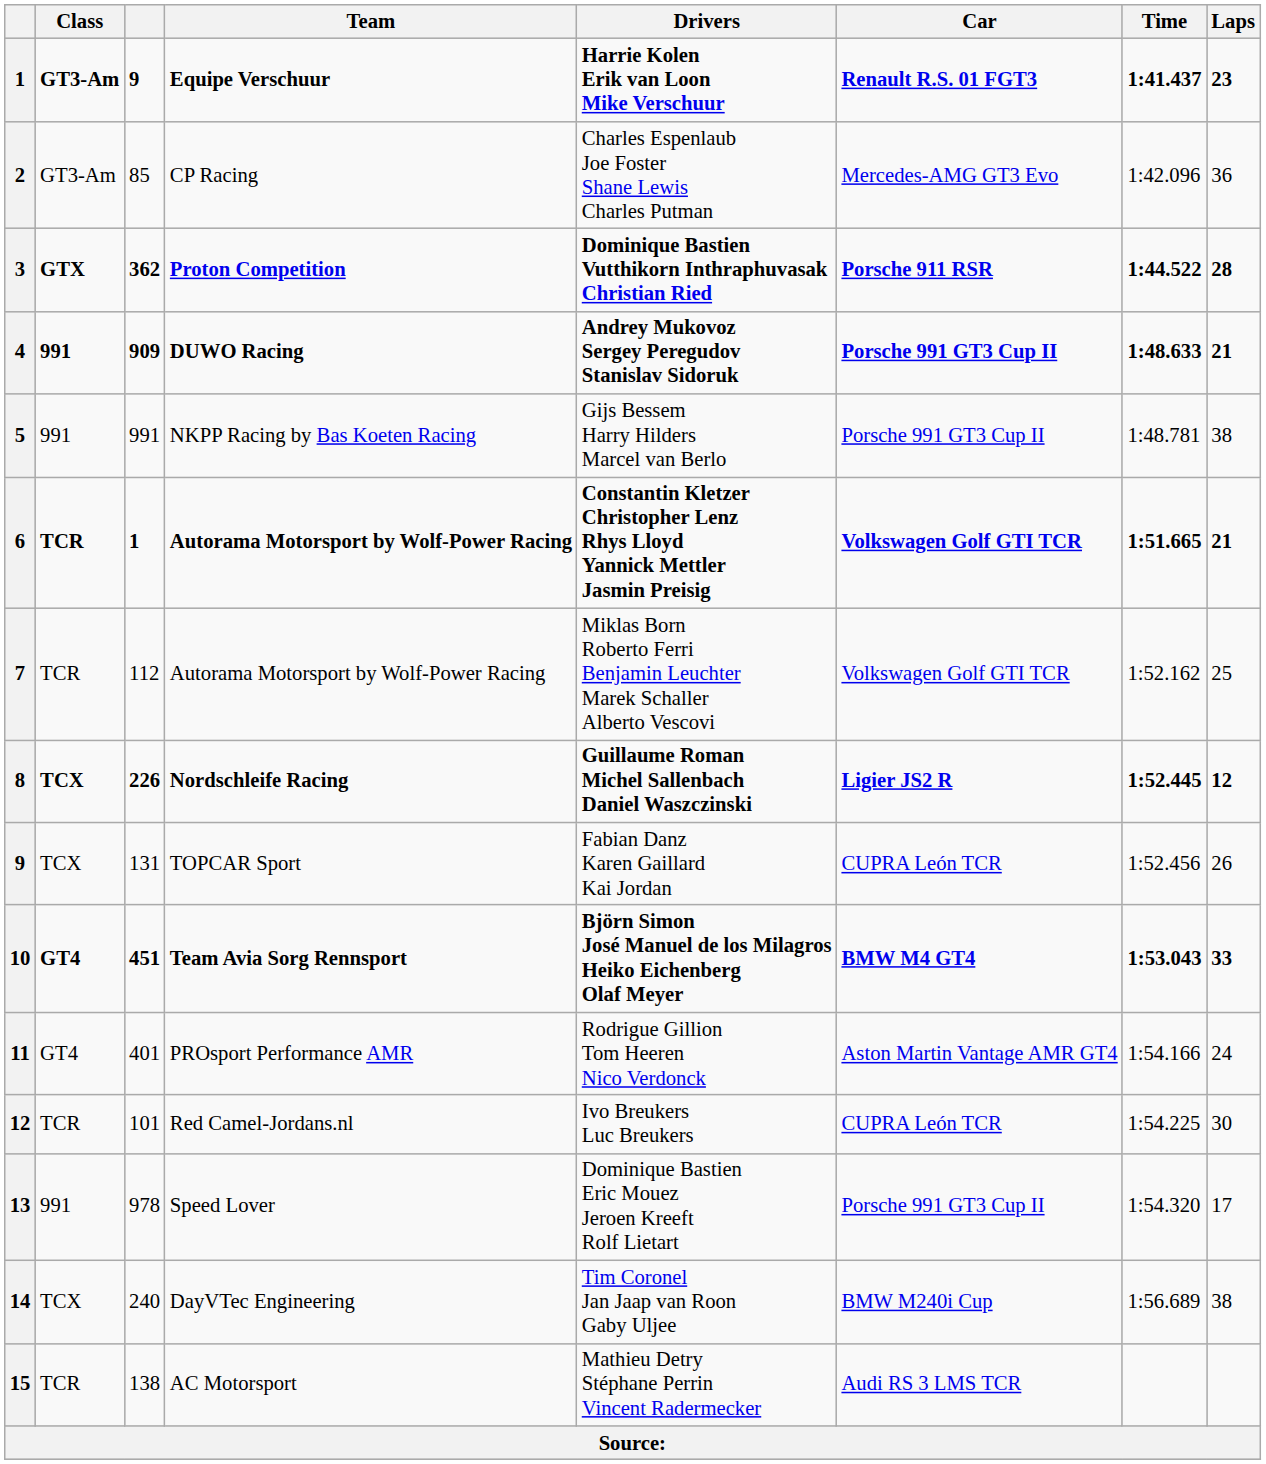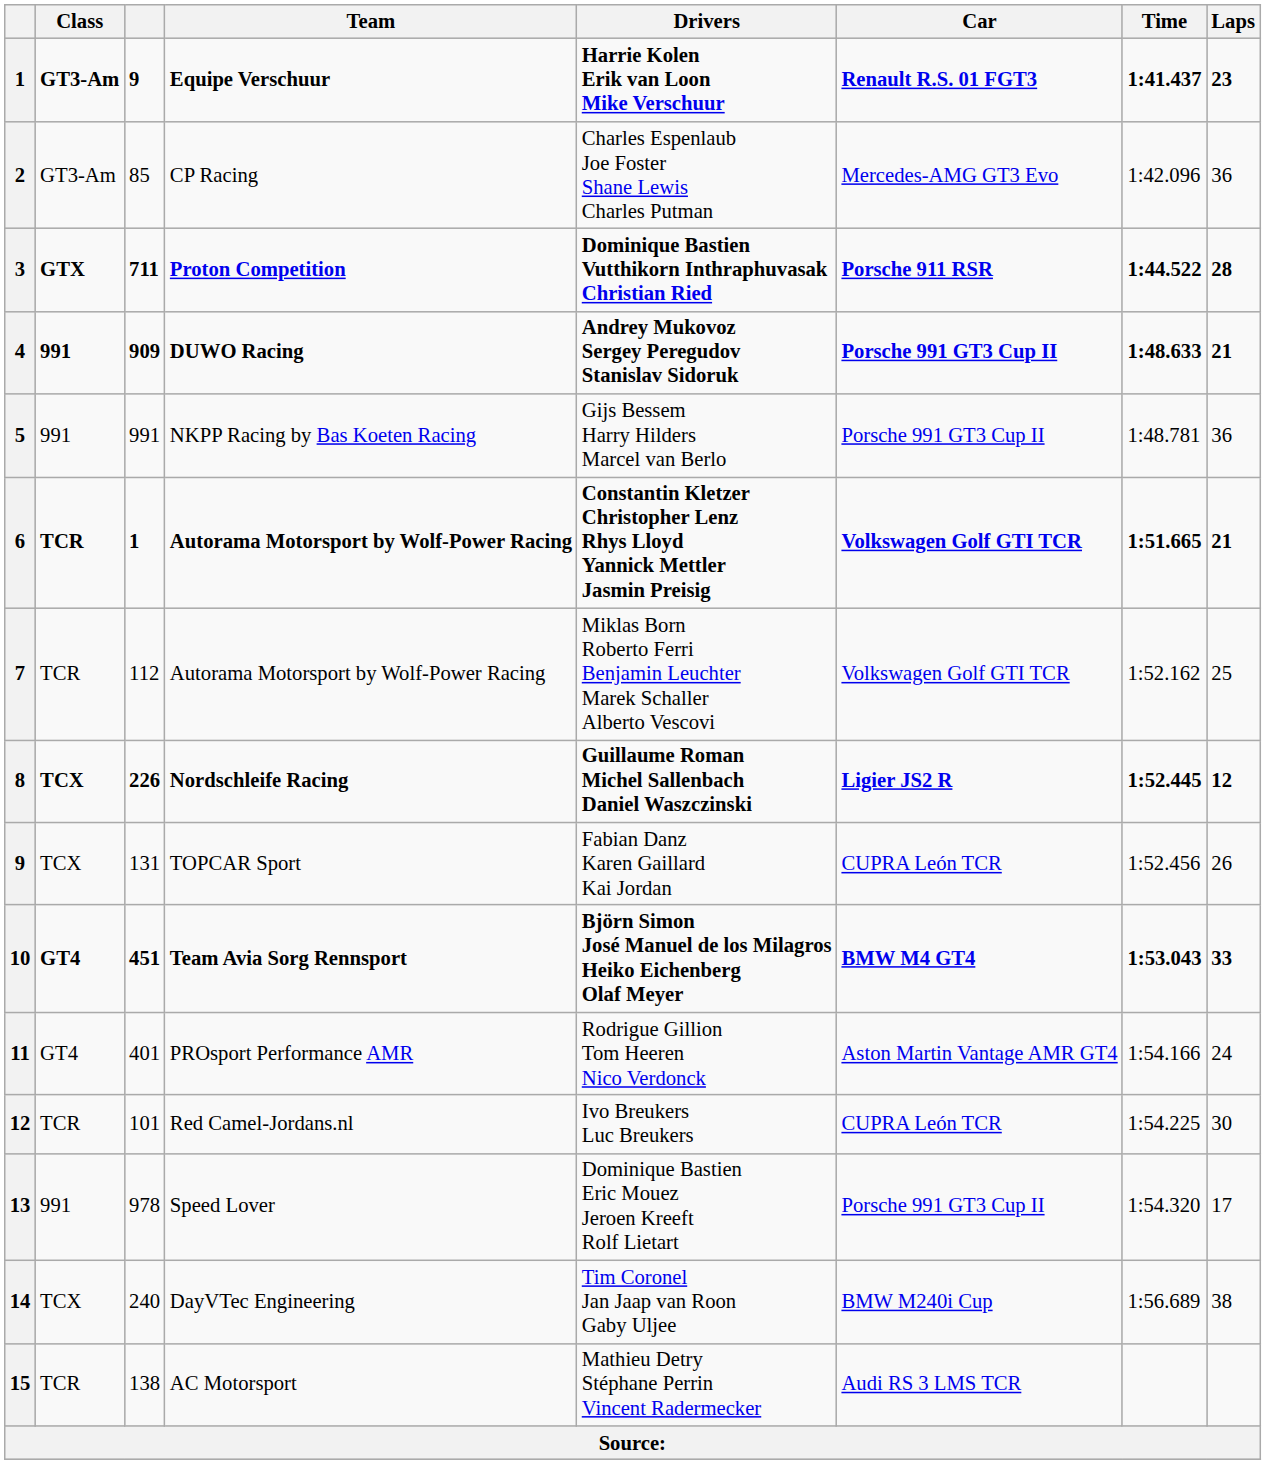(145, 269) 362 -> (144, 269) 711
(1222, 434) 38 -> (1222, 434) 36
